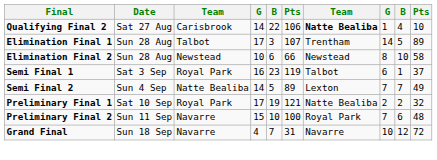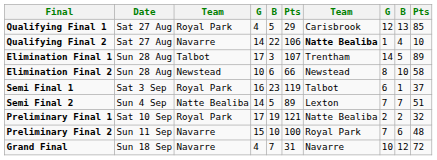+ row: (57, 27)
(204, 27) Carisbrook -> (196, 42) Navarre
(418, 87) 49 -> (418, 102) 51
